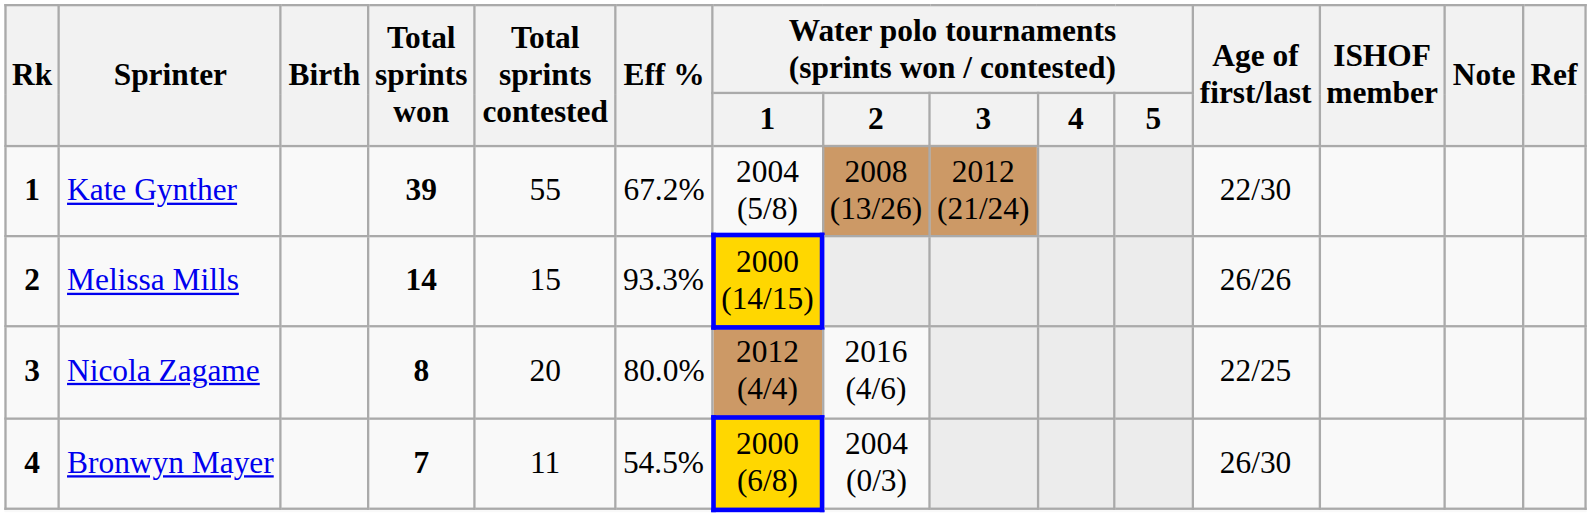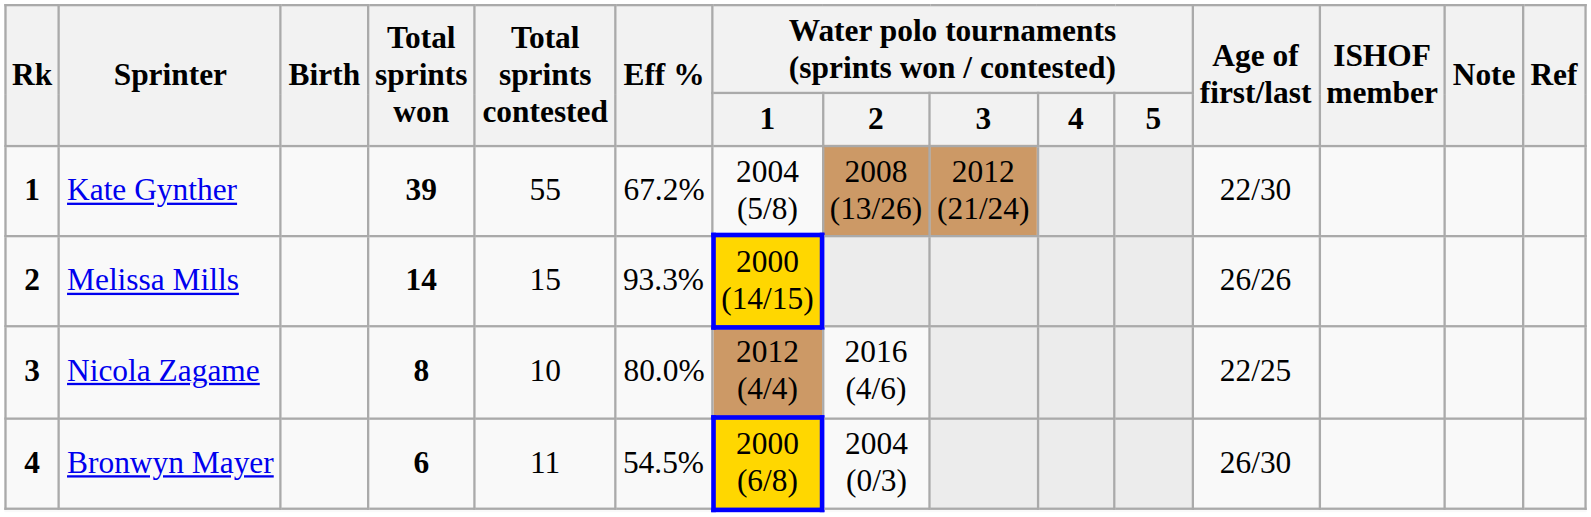(545, 371) 20 -> (545, 371) 10
(421, 462) 7 -> (421, 462) 6
